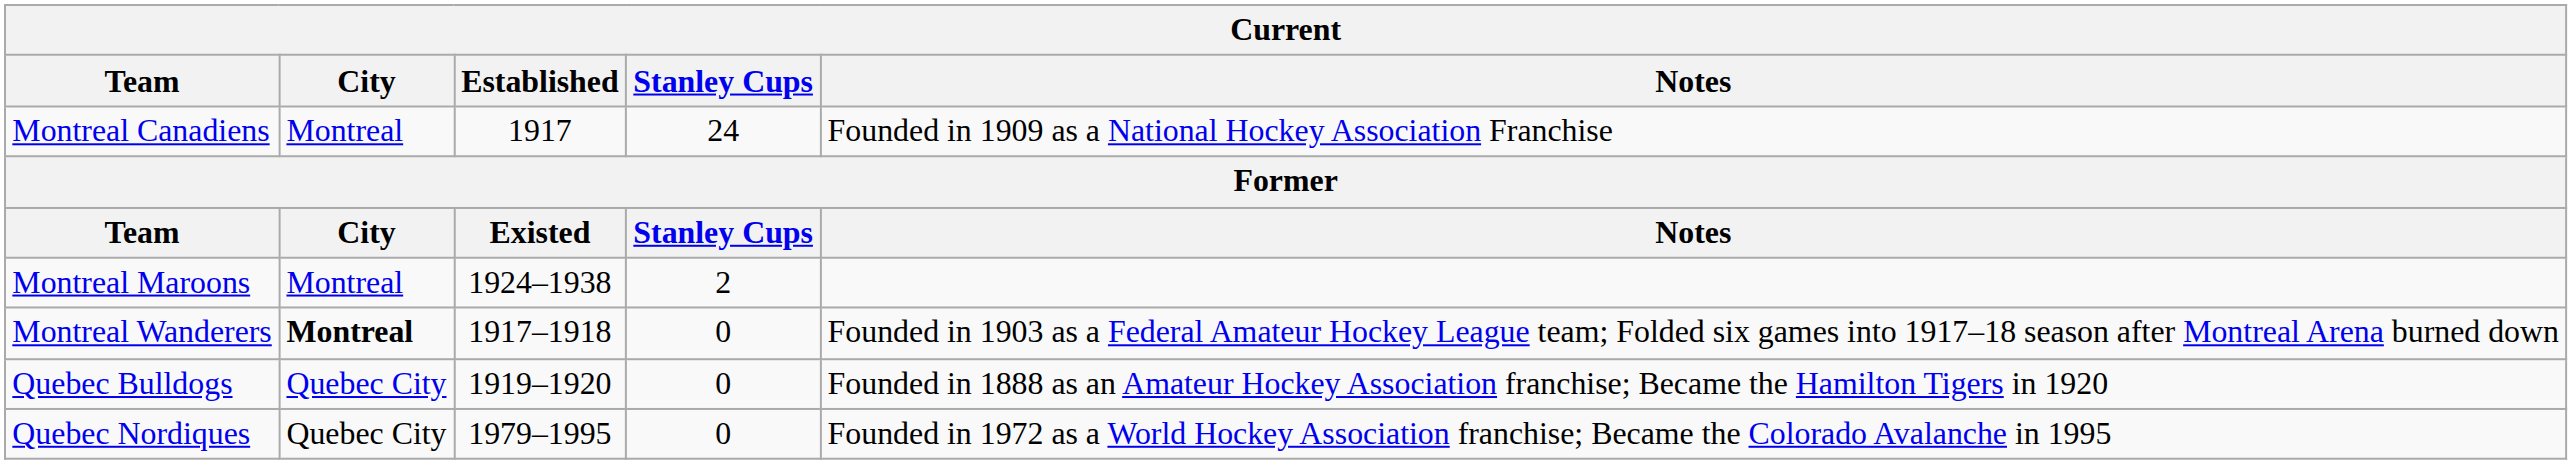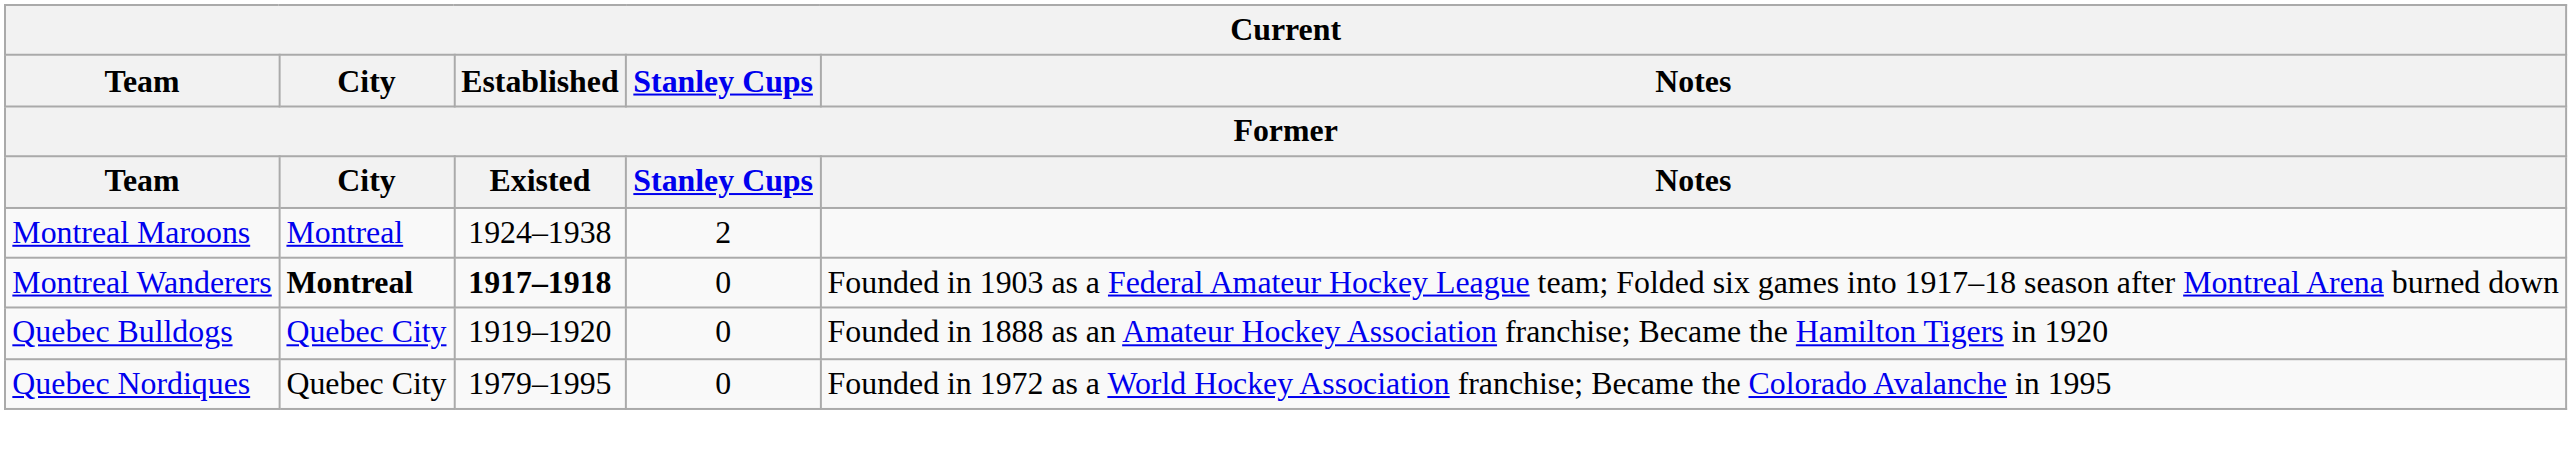- row: (141, 130)
(540, 332) normal -> (540, 282) bold
